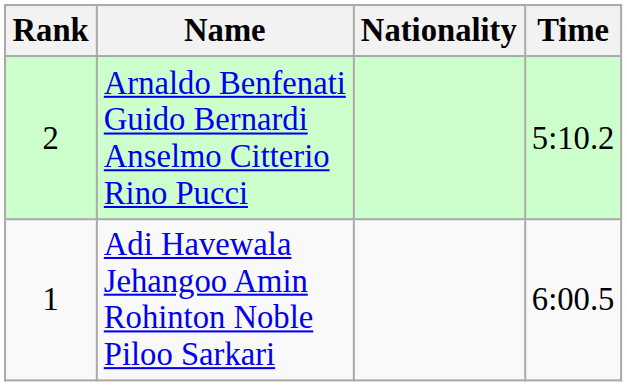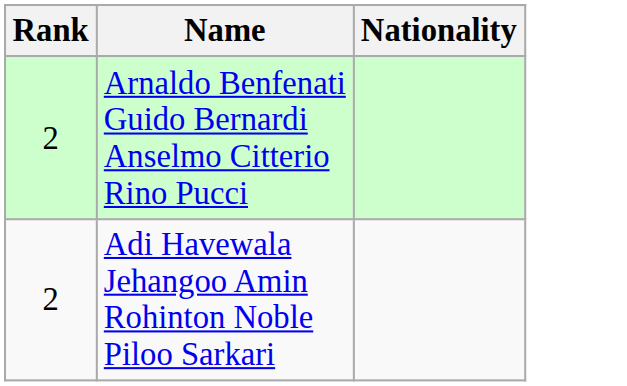- column: (573, 30)
(51, 299) 1 -> (51, 299) 2
